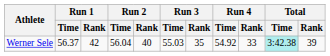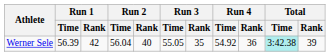(68, 44) 56.37 -> (68, 44) 56.39
(173, 44) 55.03 -> (173, 44) 55.05
(252, 44) 33 -> (252, 44) 36
